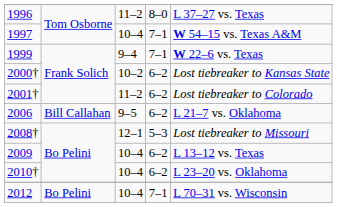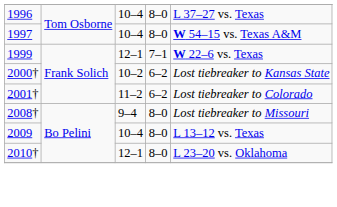(130, 14) 11–2 -> (131, 14) 10–4
(158, 34) 7–1 -> (158, 34) 8–0
(127, 53) 9–4 -> (131, 53) 12–1
- row: (20, 113)
(131, 133) 12–1 -> (127, 113) 9–4
(158, 133) 5–3 -> (158, 113) 8–0
(158, 152) 6–2 -> (158, 133) 8–0
(131, 172) 10–4 -> (131, 152) 12–1
(158, 172) 6–2 -> (158, 152) 8–0
- row: (20, 192)
